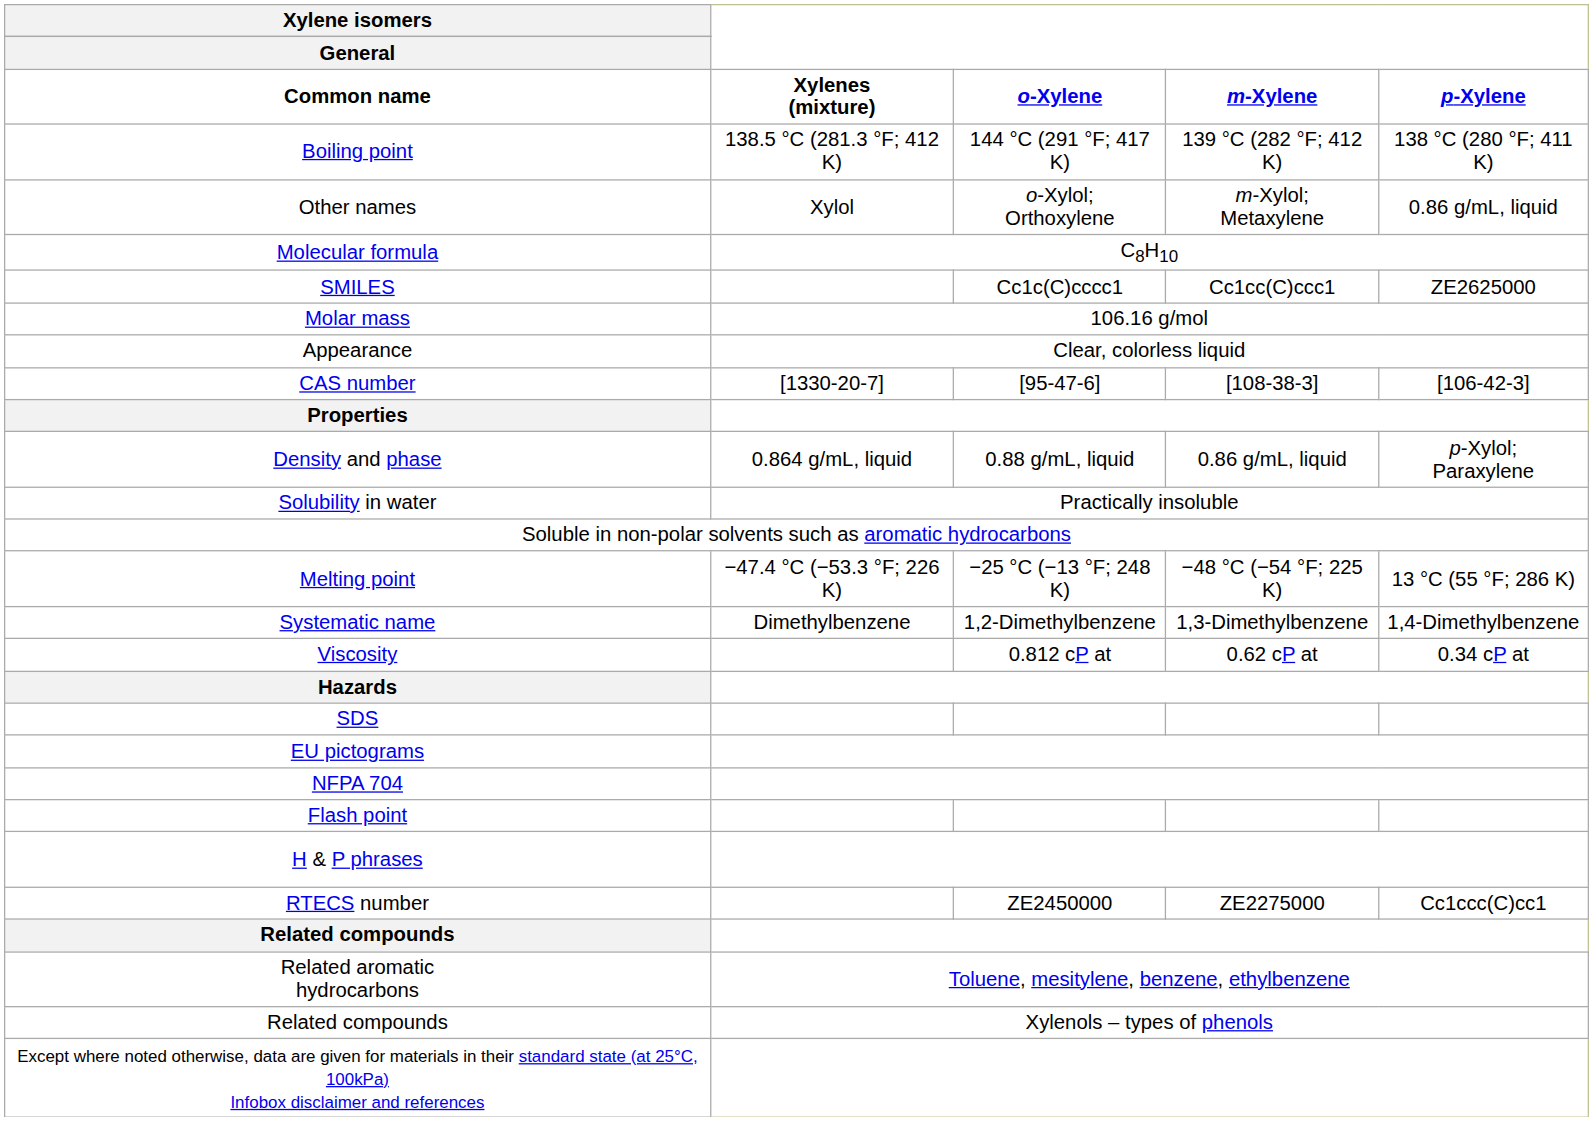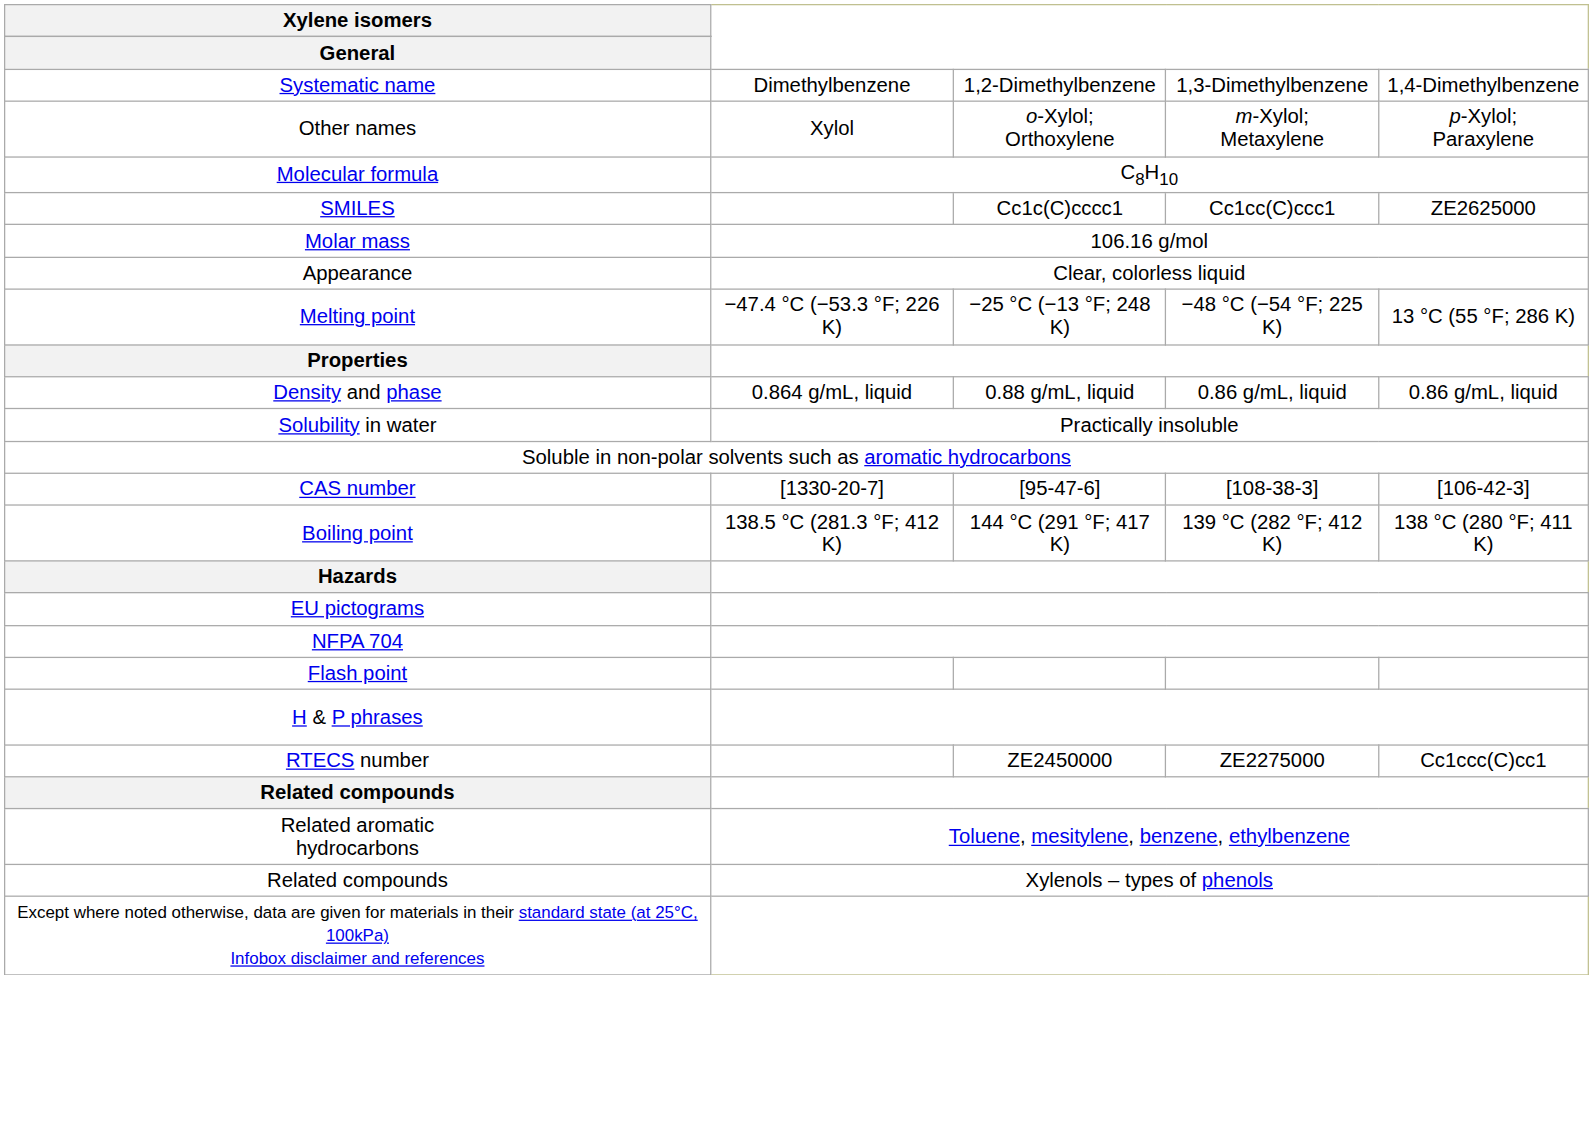- row: (357, 96)
rows swapped: (357, 622) <-> (357, 151)
(1483, 206) 0.86 g/mL, liquid -> (1483, 128) p-Xylol; Paraxylene
rows swapped: (357, 383) <-> (357, 578)
(1483, 459) p-Xylol; Paraxylene -> (1483, 392) 0.86 g/mL, liquid
- row: (357, 654)
- row: (357, 719)
